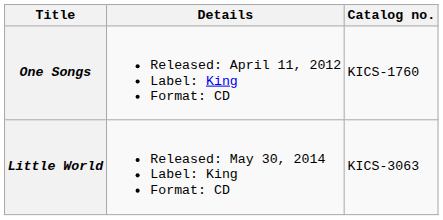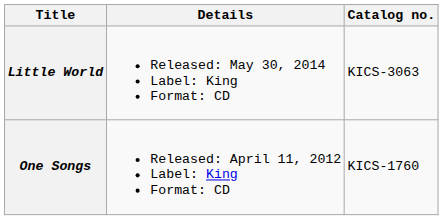rows swapped: (55, 73) <-> (55, 167)
